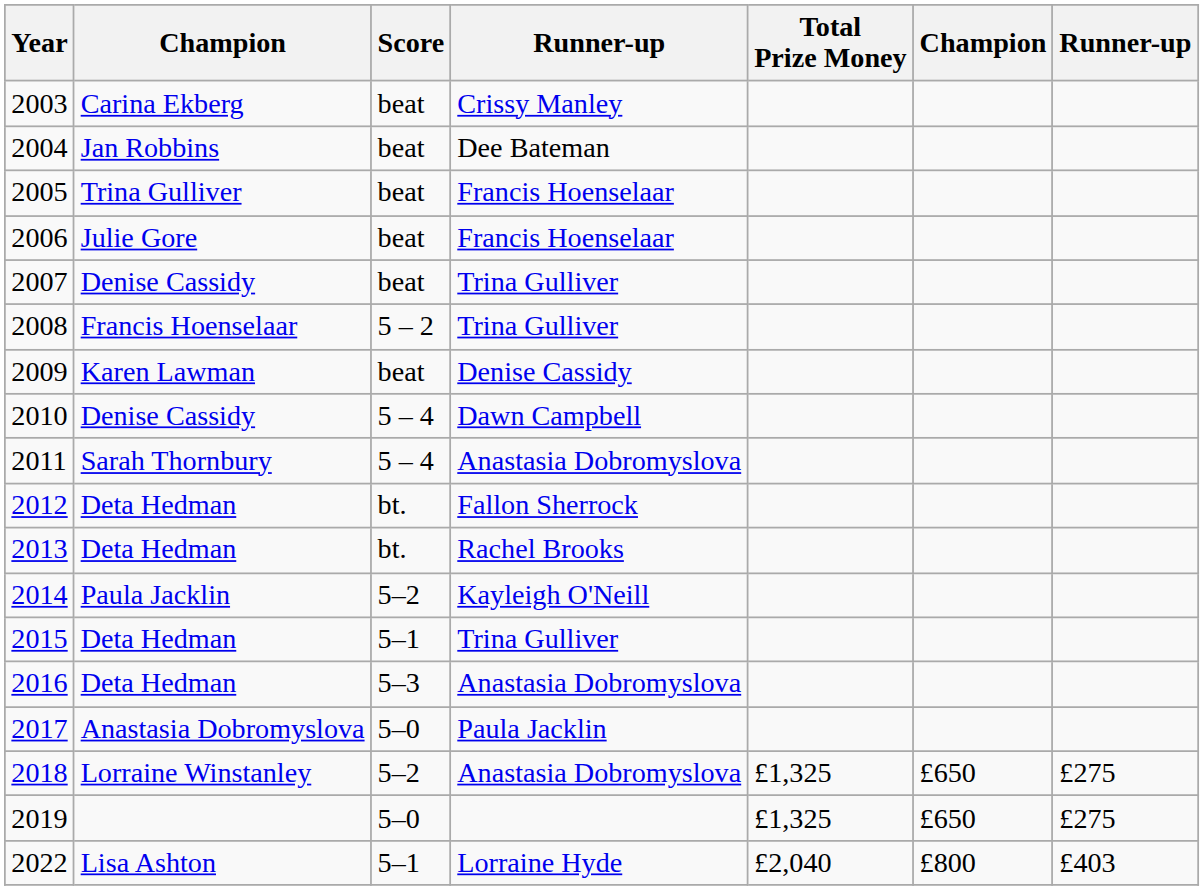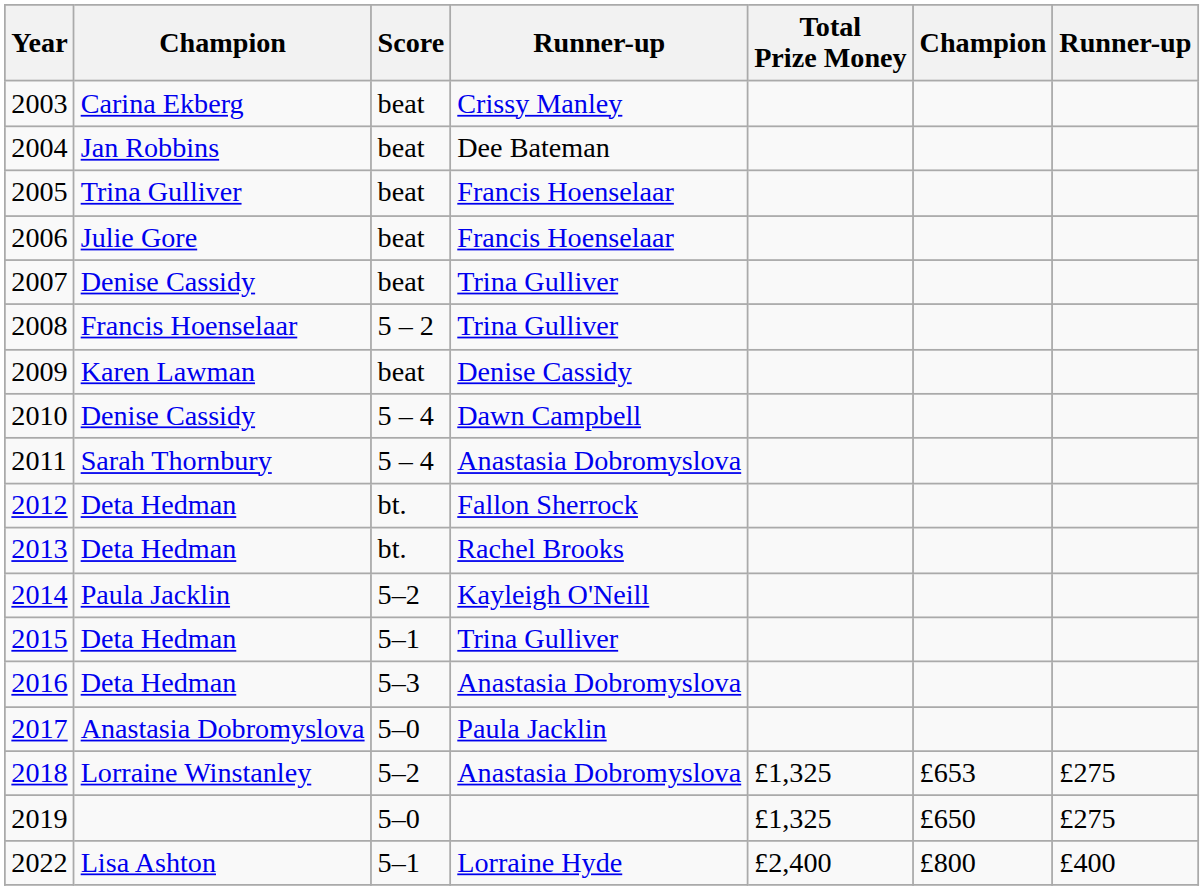(948, 773) £650 -> (948, 773) £653
(793, 862) £2,040 -> (793, 862) £2,400
(1088, 862) £403 -> (1088, 862) £400
